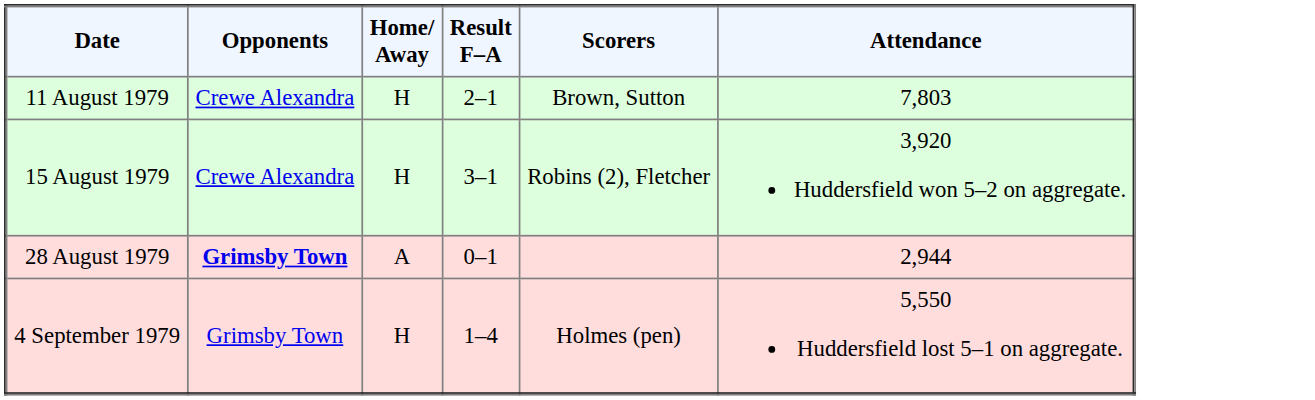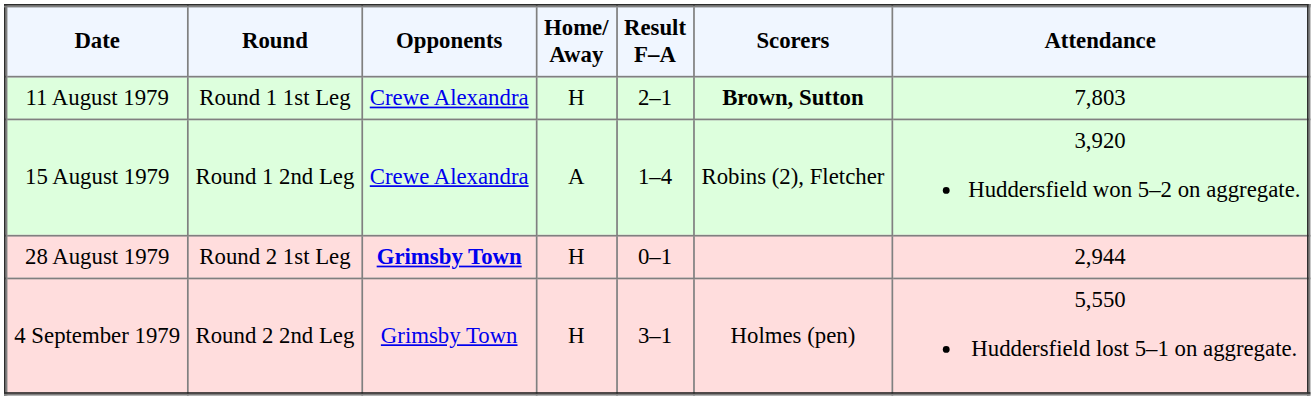+ column: (275, 41)
(619, 97) normal -> (793, 97) bold
(402, 176) H -> (576, 176) A
(481, 176) 3–1 -> (655, 176) 1–4
(402, 256) A -> (576, 256) H
(481, 335) 1–4 -> (655, 335) 3–1
